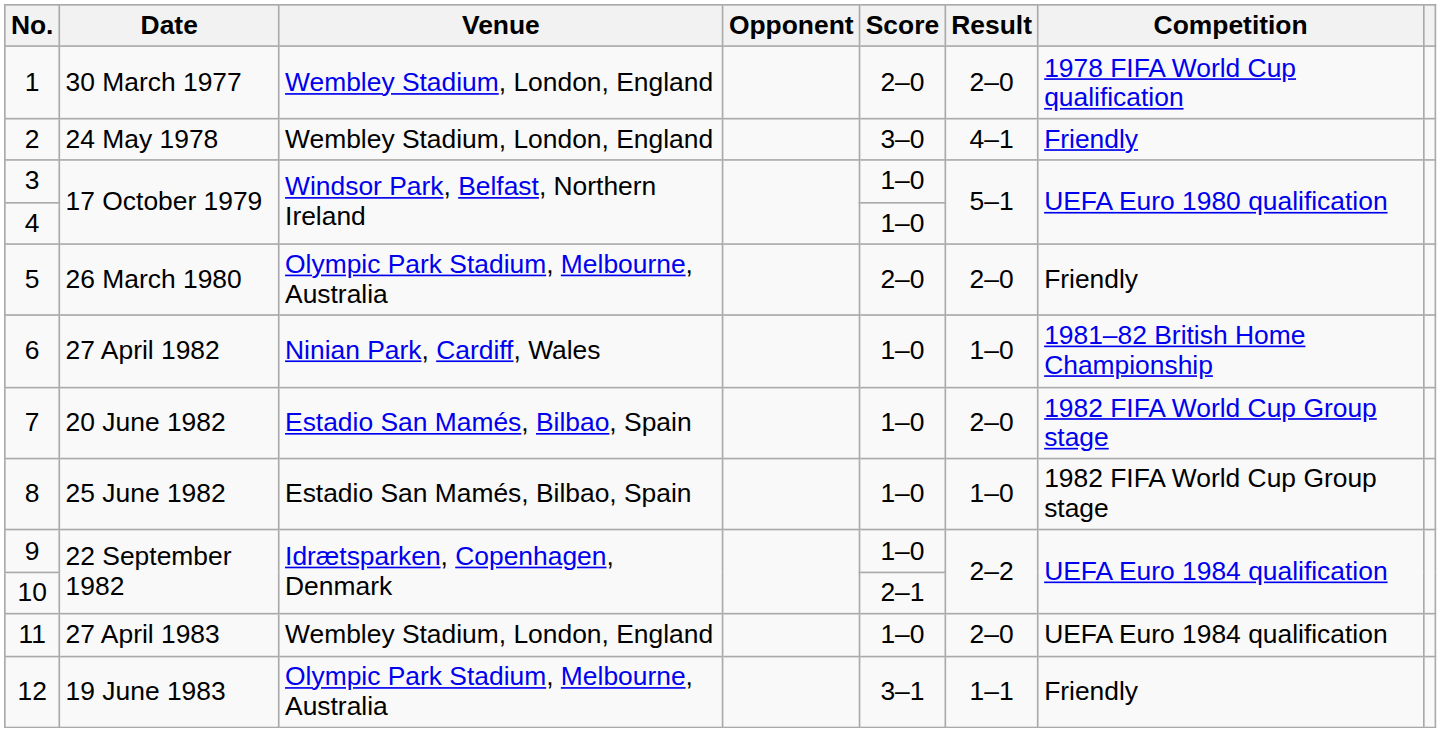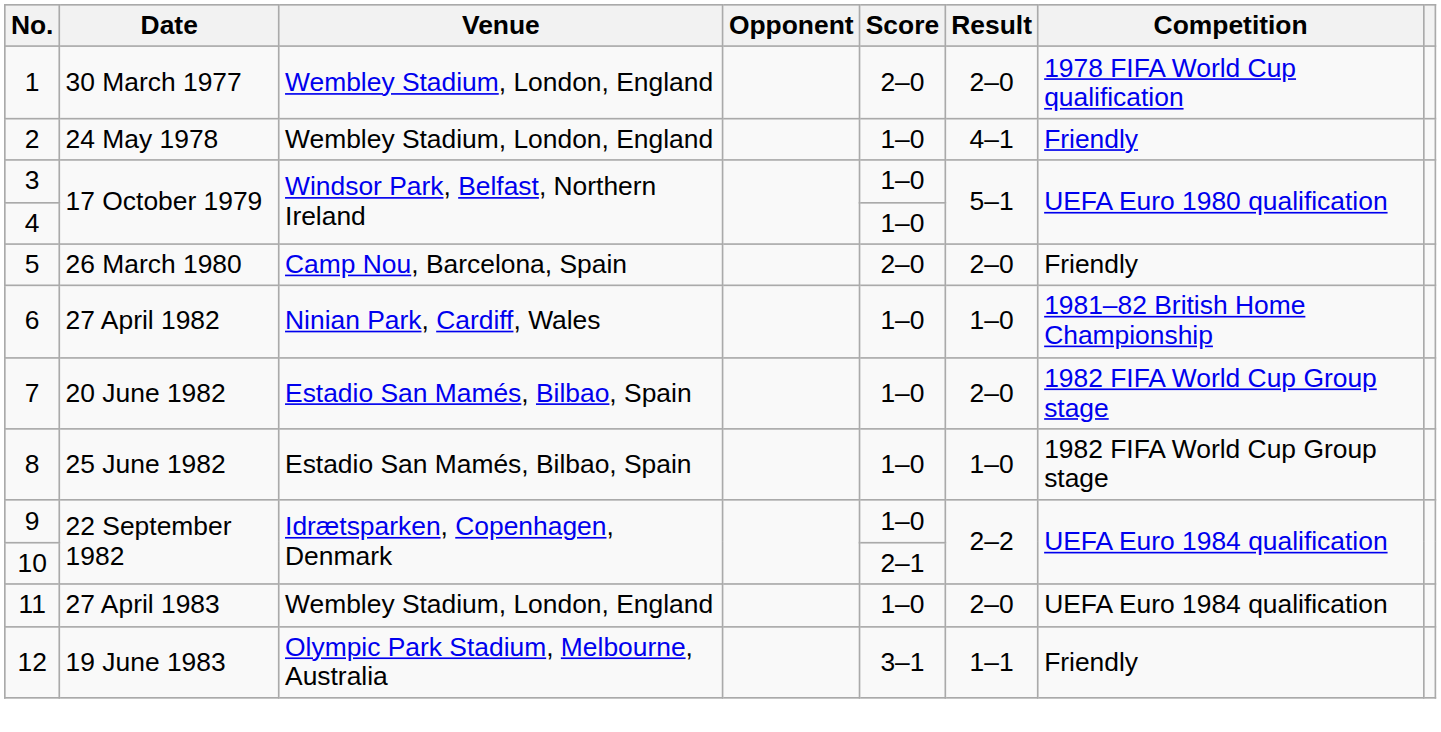(902, 138) 3–0 -> (902, 138) 1–0
(489, 279) Olympic Park Stadium, Melbourne, Australia -> (456, 264) Camp Nou, Barcelona, Spain
